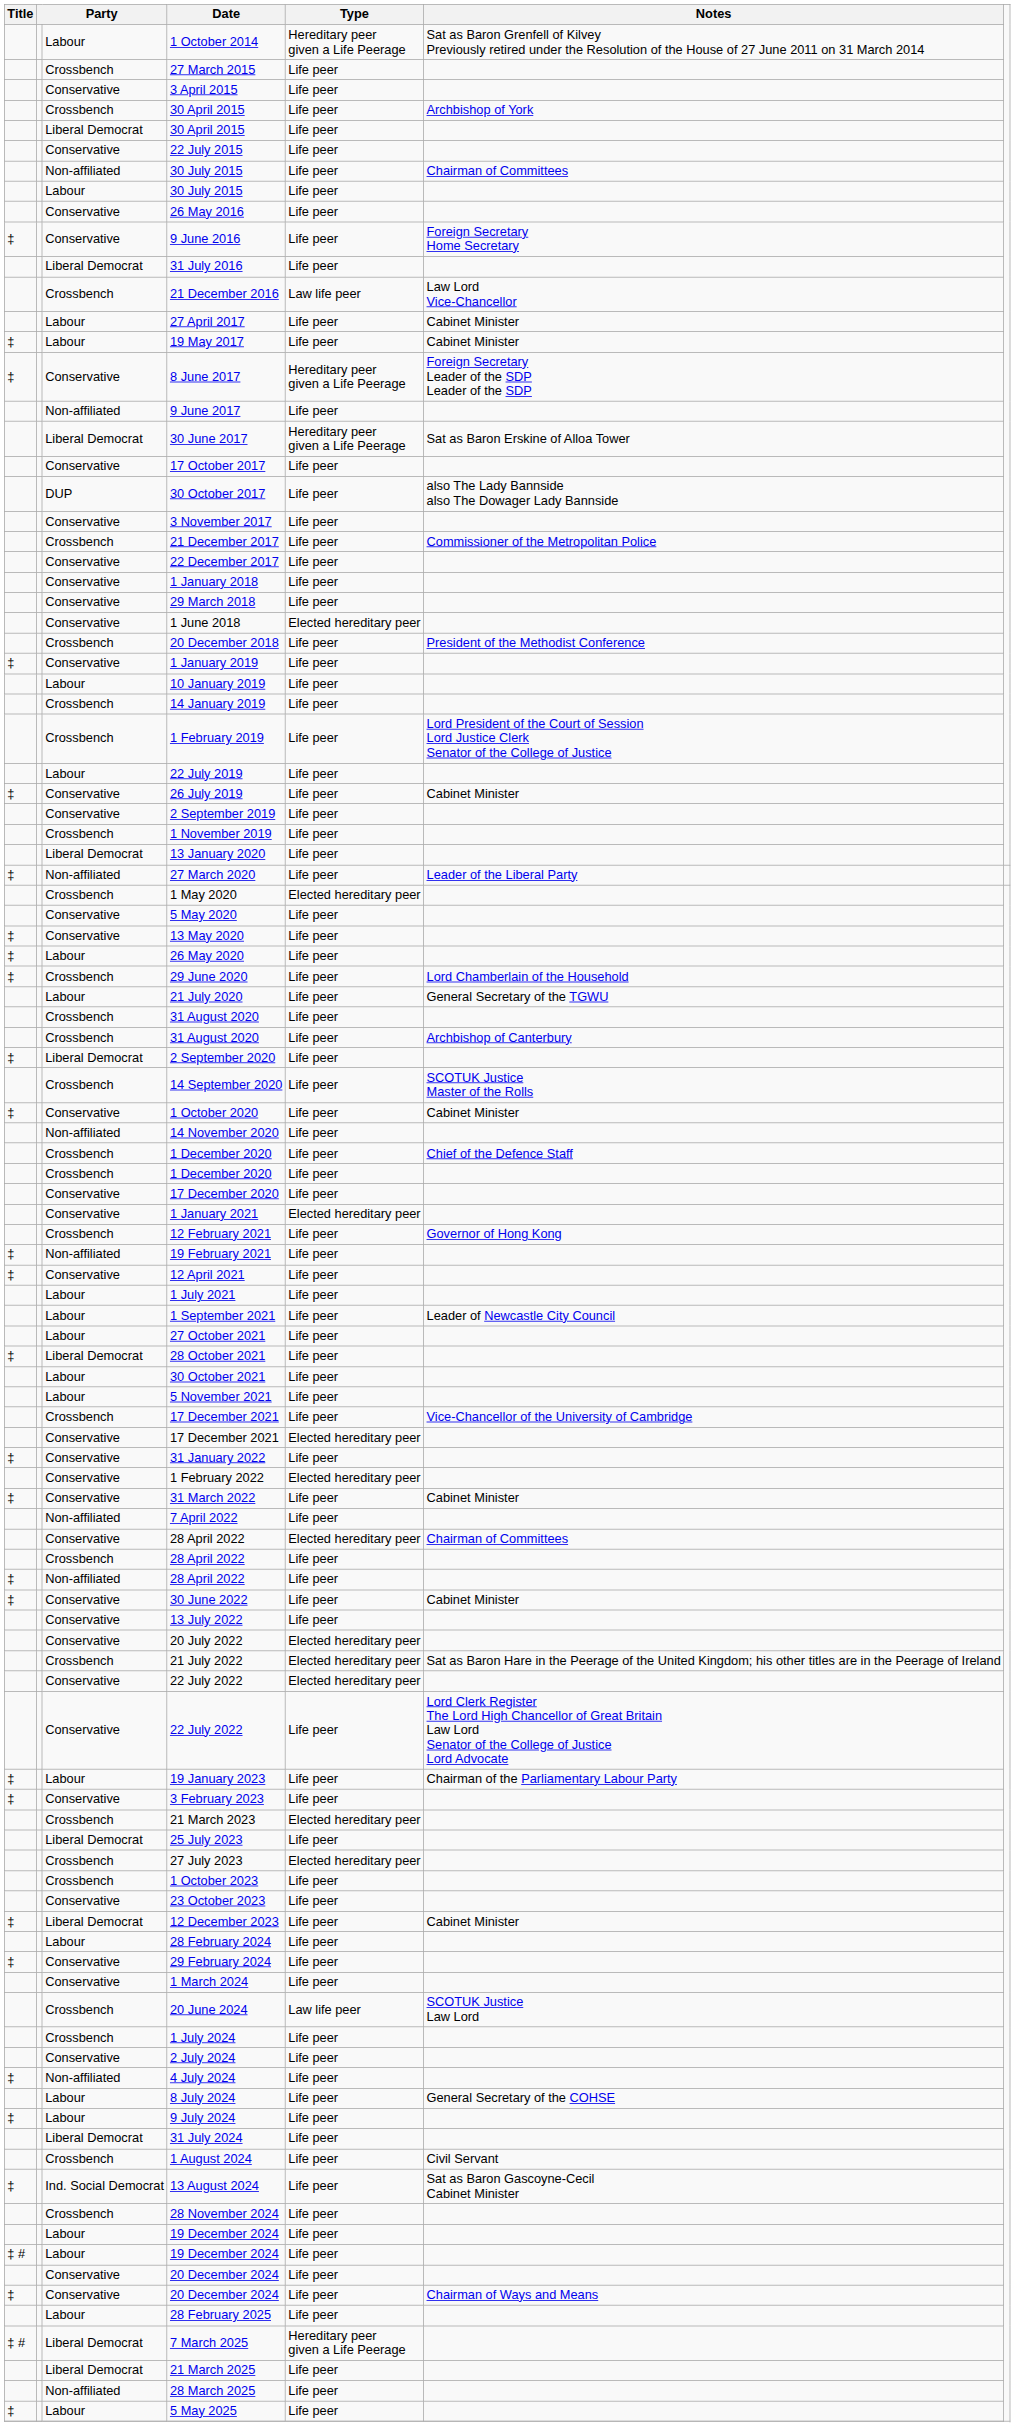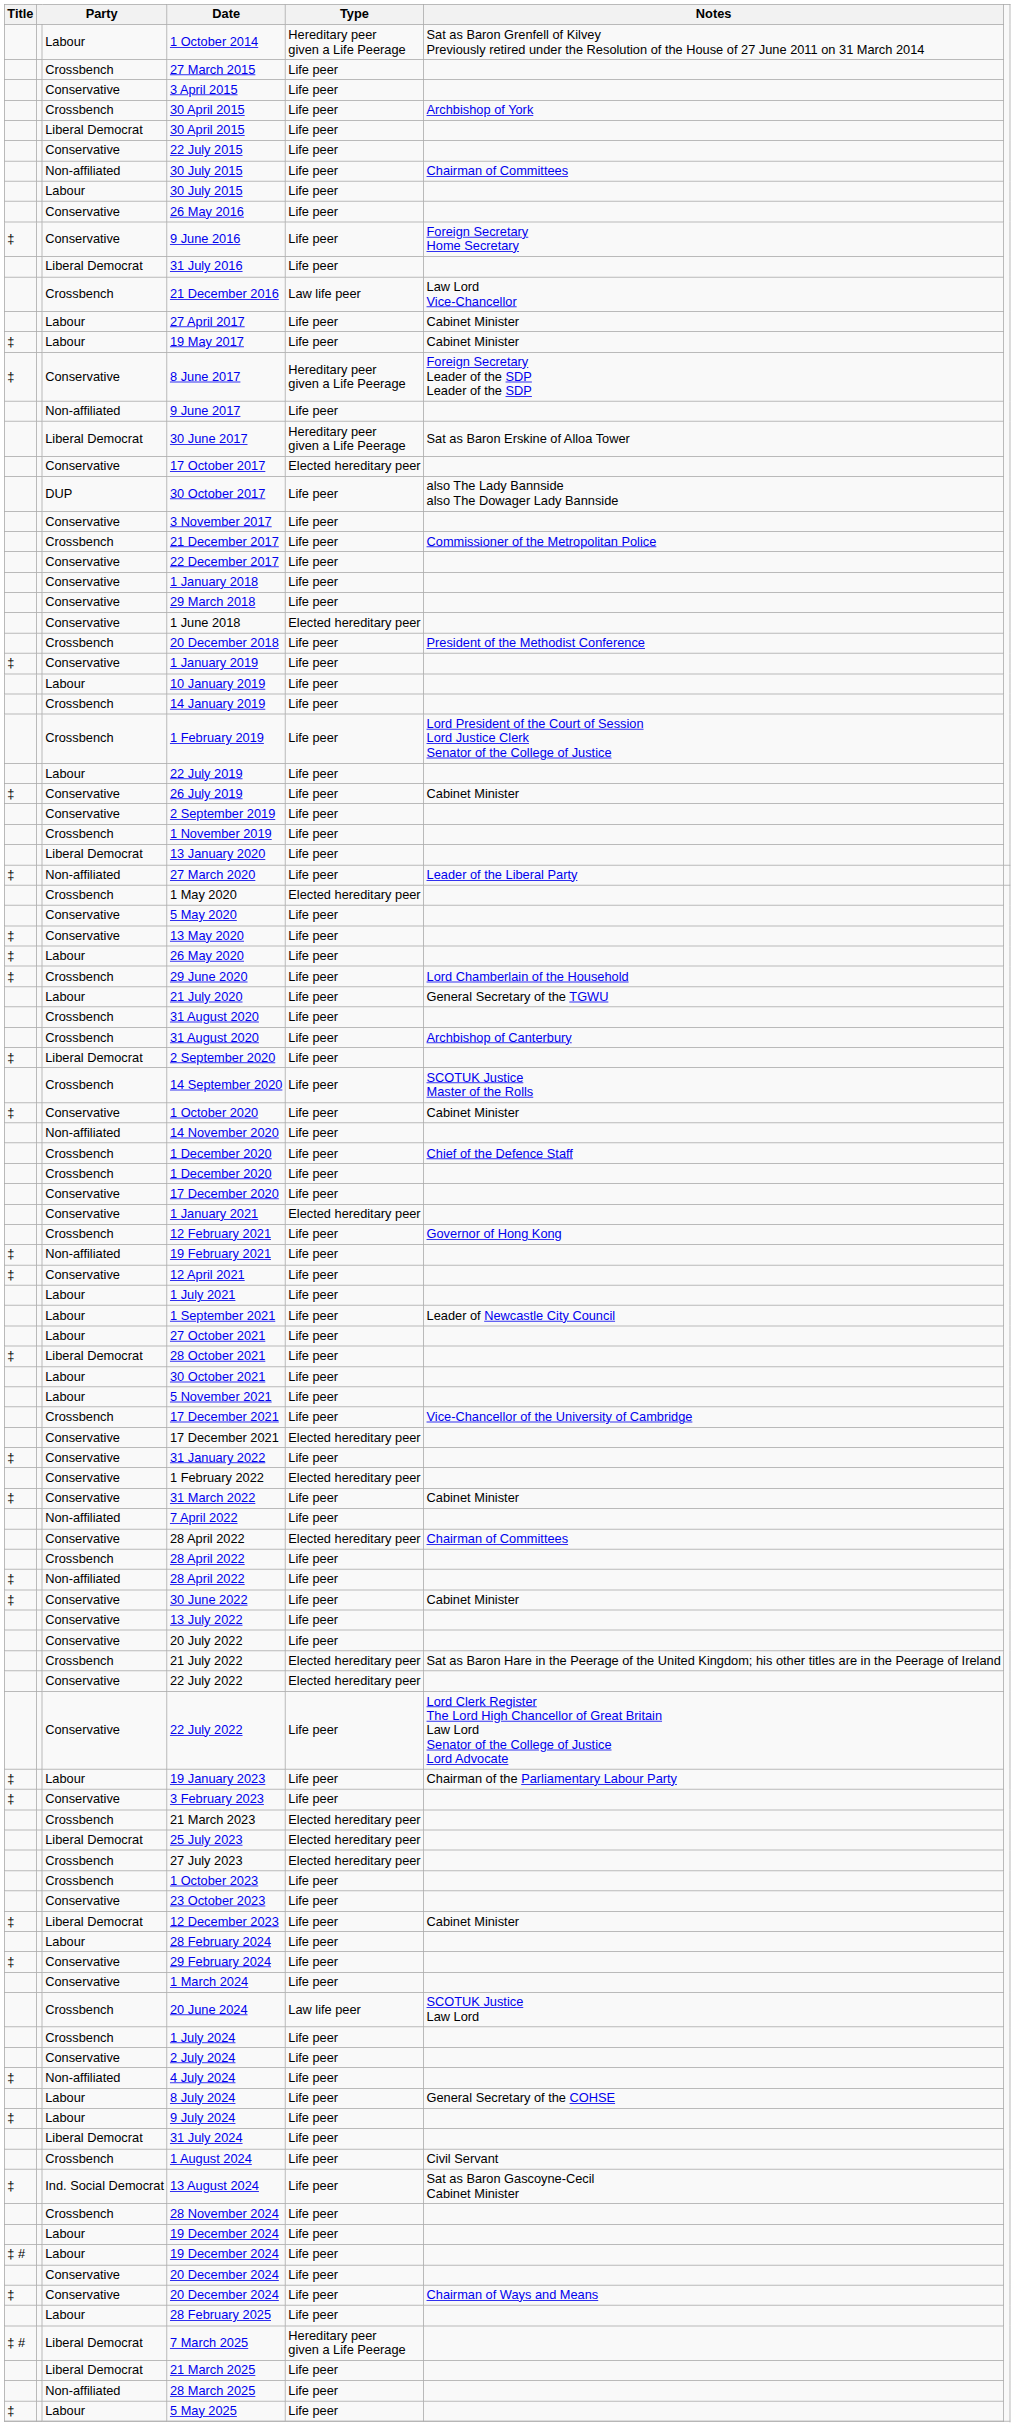(313, 466) Life peer -> (354, 466) Elected hereditary peer
(354, 1640) Elected hereditary peer -> (313, 1640) Life peer
(313, 1840) Life peer -> (354, 1840) Elected hereditary peer
